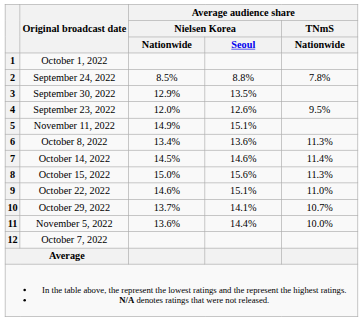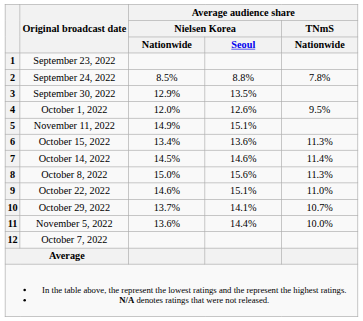(74, 61) October 1, 2022 -> (74, 61) September 23, 2022
(74, 110) September 23, 2022 -> (74, 110) October 1, 2022
(74, 142) October 8, 2022 -> (74, 142) October 15, 2022
(74, 175) October 15, 2022 -> (74, 175) October 8, 2022
